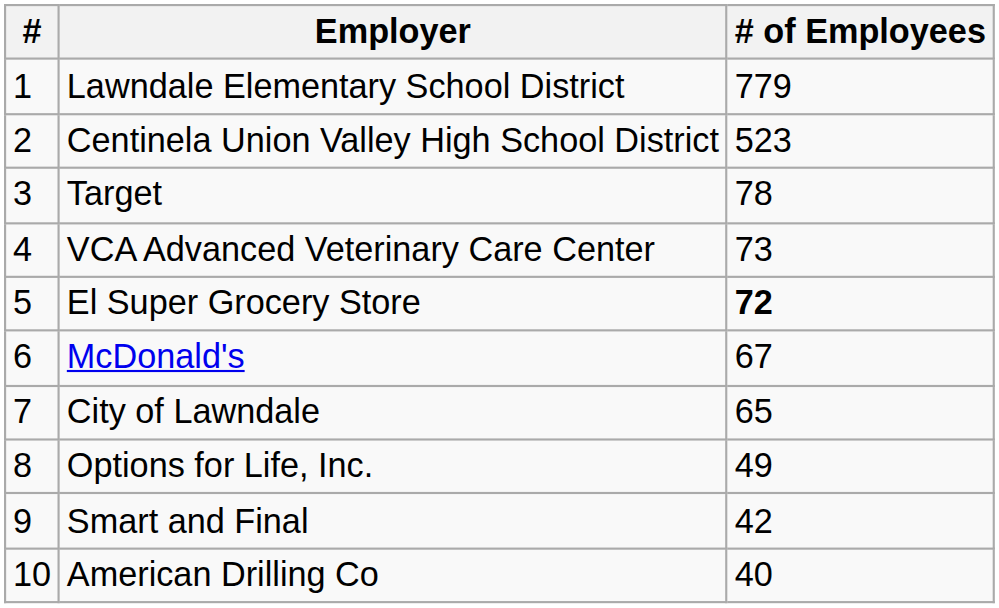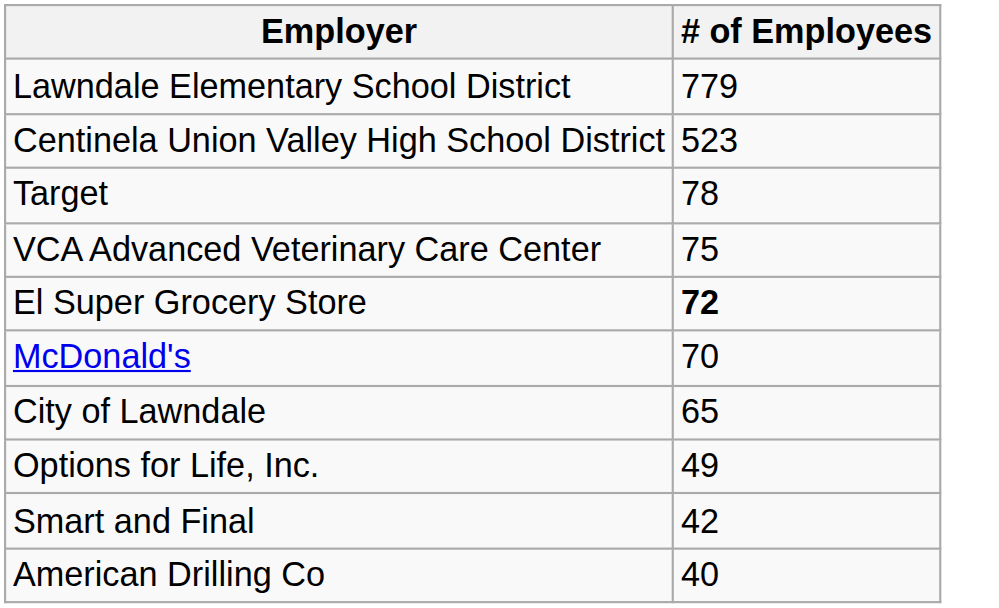- column: (32, 31)
(754, 248) 73 -> (700, 248) 75
(754, 357) 67 -> (700, 357) 70
